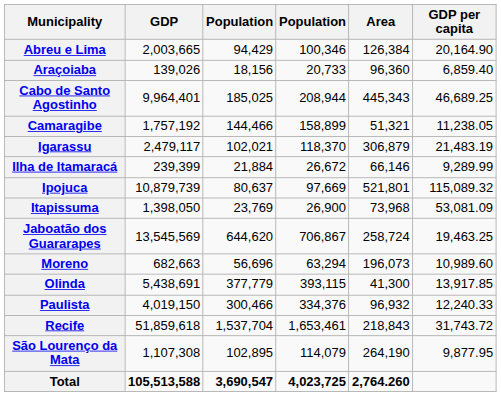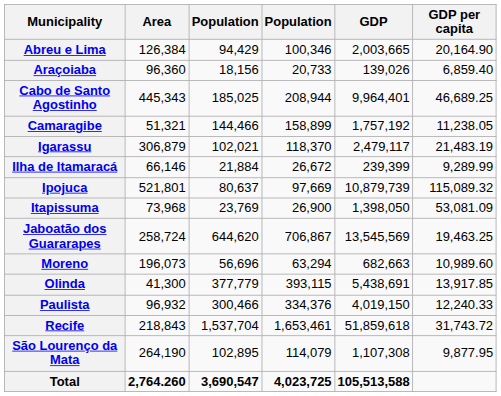columns swapped: (381, 22) <-> (164, 22)
